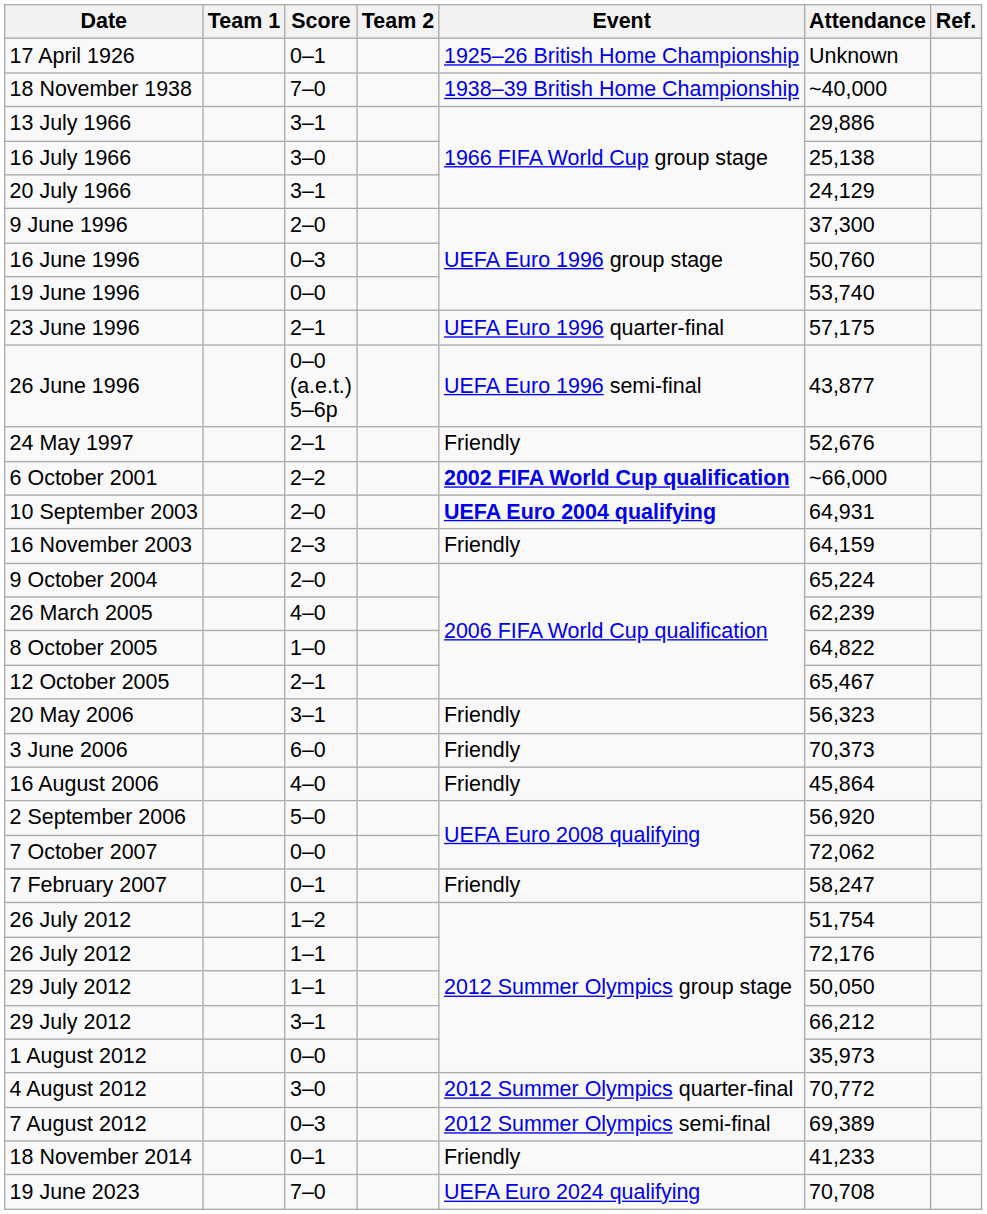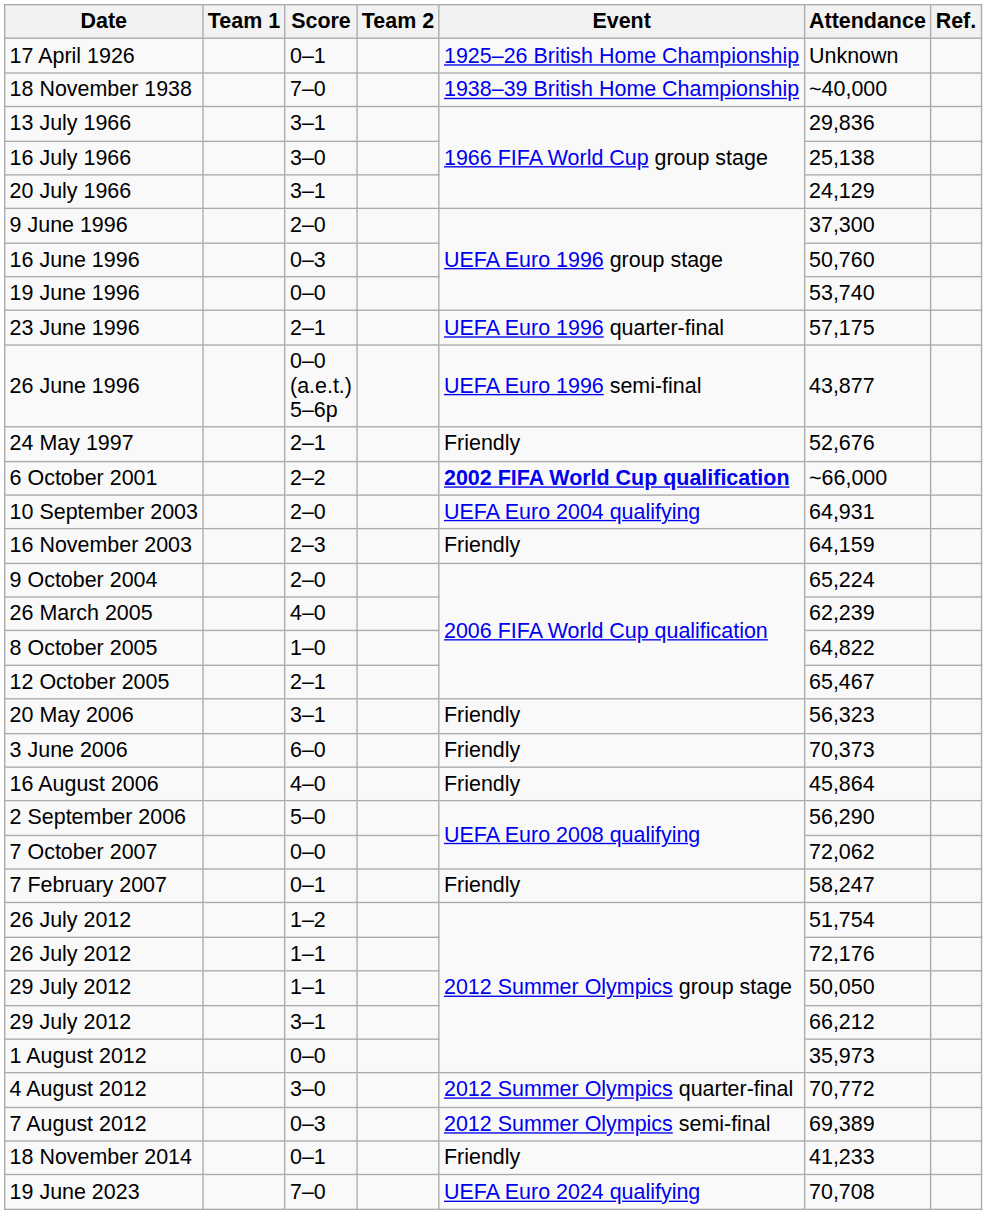(842, 123) 29,886 -> (842, 123) 29,836
(580, 511) bold -> (572, 511) normal
(842, 817) 56,920 -> (842, 817) 56,290
